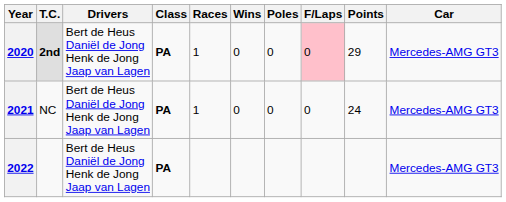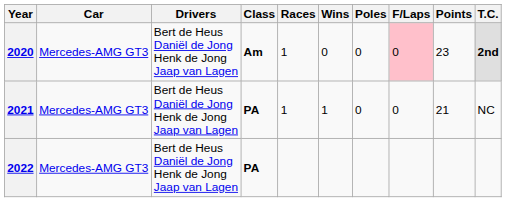columns swapped: (444, 13) <-> (50, 13)
(163, 52) PA -> (253, 52) Am
(354, 52) 29 -> (442, 52) 23
(236, 109) 0 -> (325, 109) 1
(354, 109) 24 -> (442, 109) 21
